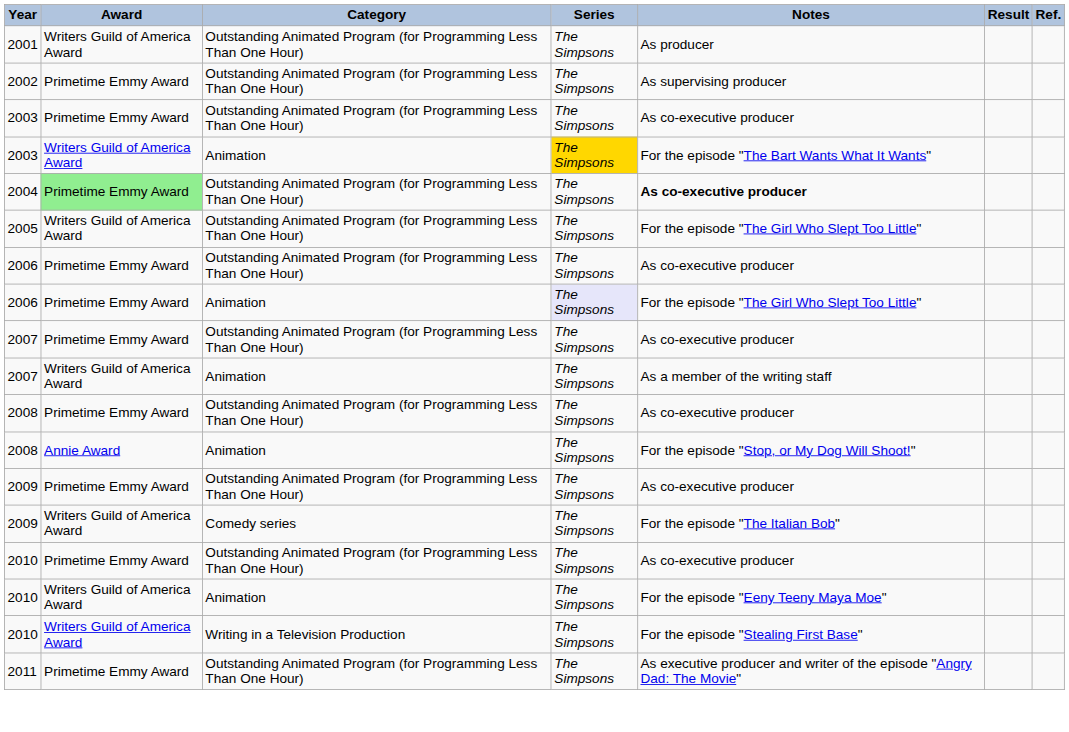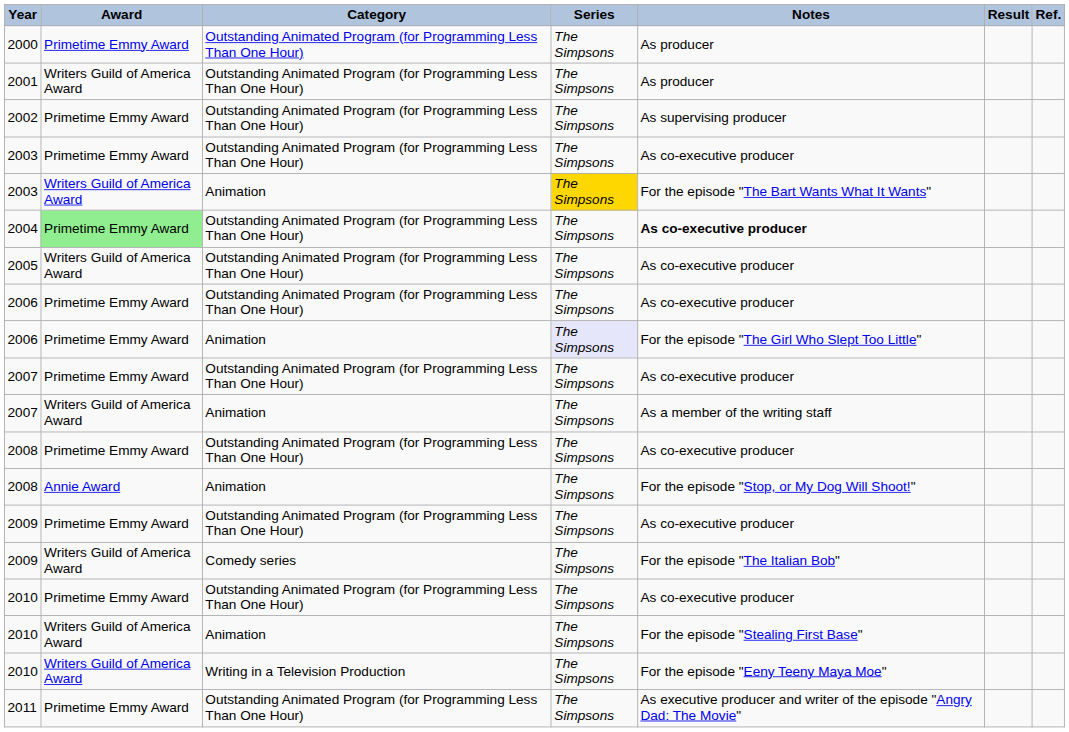+ row: (23, 44)
(781, 228) For the episode "The Girl Who Slept Too Little" -> (717, 265) As co-executive producer
(764, 597) For the episode "Eeny Teeny Maya Moe" -> (752, 634) For the episode "Stealing First Base"
(752, 634) For the episode "Stealing First Base" -> (764, 671) For the episode "Eeny Teeny Maya Moe"
